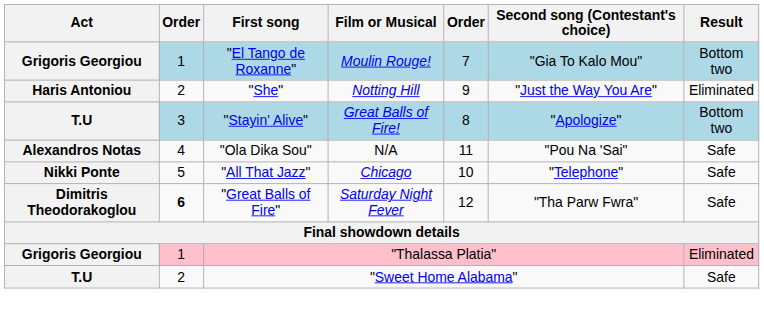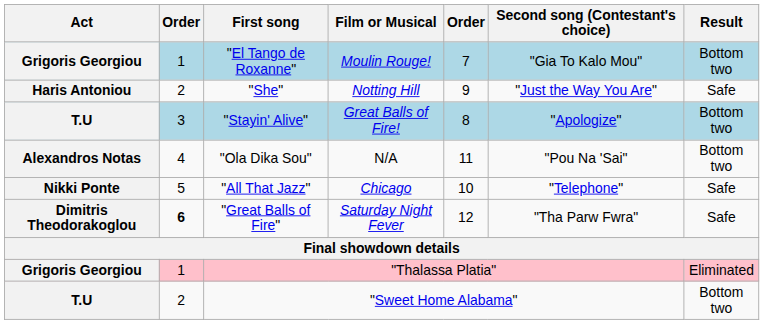(721, 91) Eliminated -> (721, 91) Safe
(721, 150) Safe -> (721, 158) Bottom two
(721, 276) Safe -> (721, 300) Bottom two
